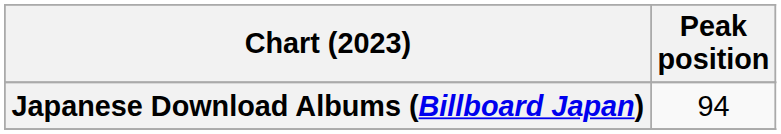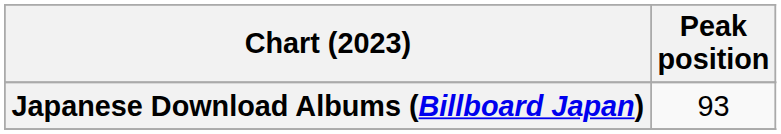(713, 105) 94 -> (713, 105) 93
